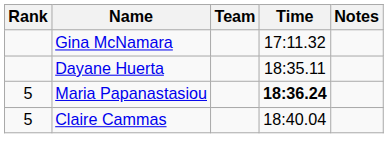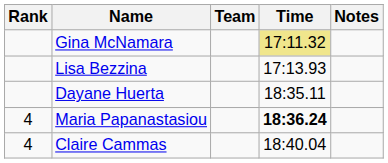(295, 42) no background -> (295, 42) khaki background
+ row: (101, 68)
(28, 94) 5 -> (28, 119) 4
(28, 119) 5 -> (28, 145) 4
